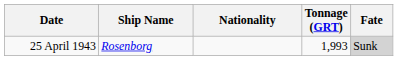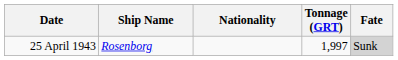(334, 45) 1,993 -> (334, 45) 1,997
